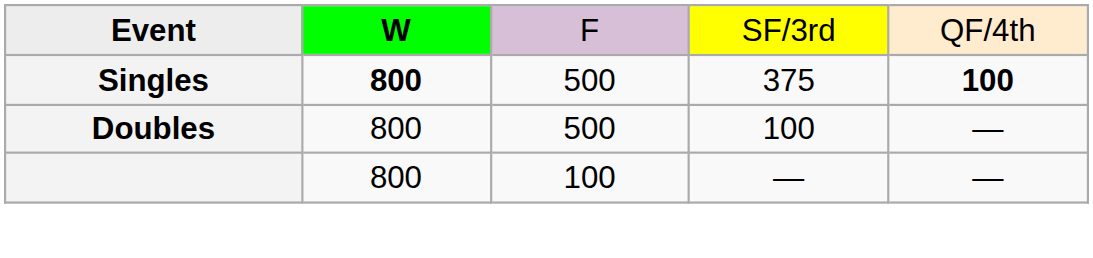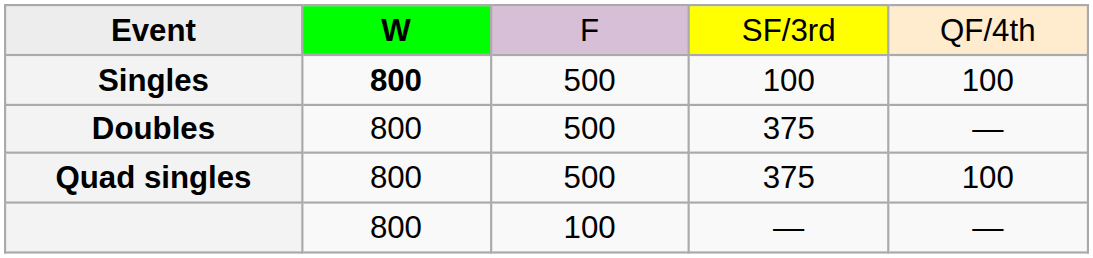(789, 80) 375 -> (789, 80) 100
(988, 80) bold -> (988, 80) normal
(789, 129) 100 -> (789, 129) 375
+ row: (153, 178)
